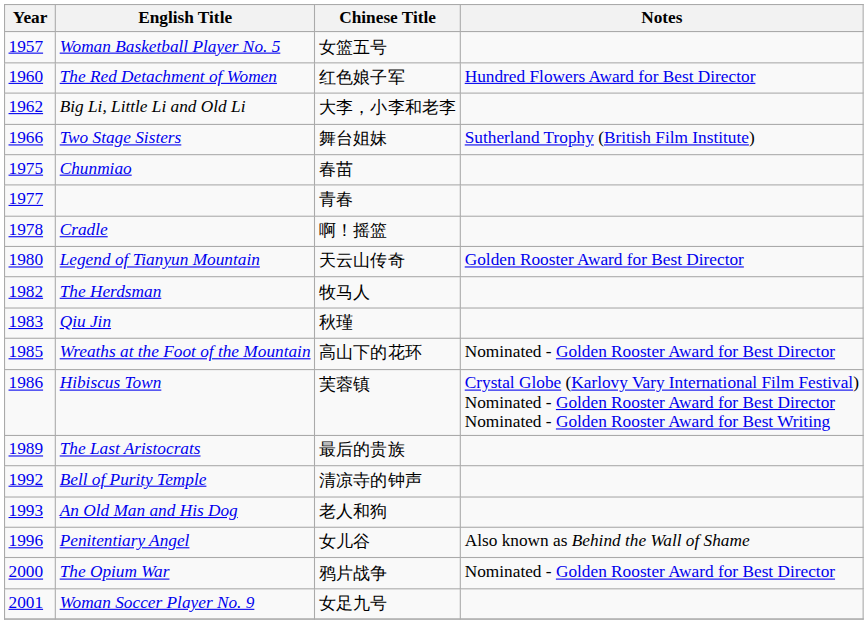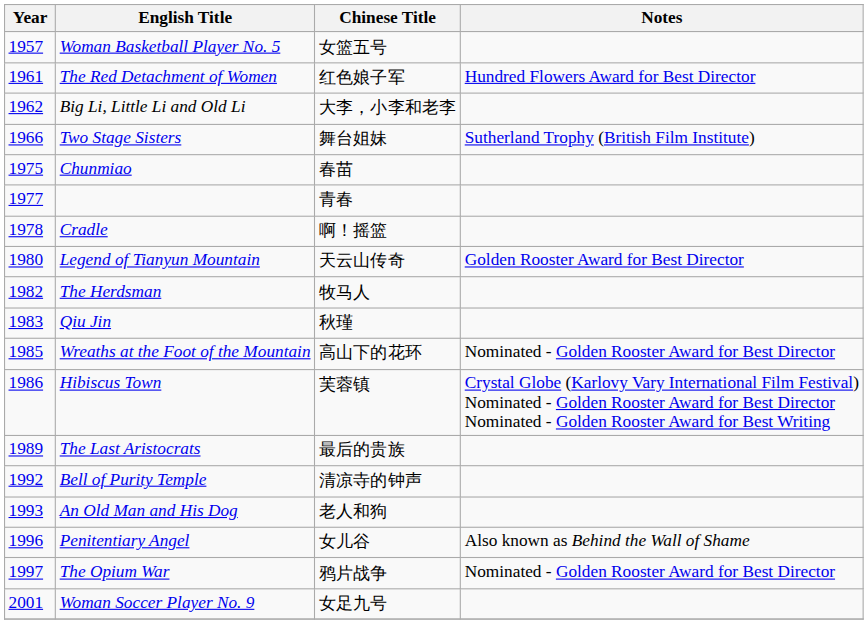(26, 76) 1960 -> (26, 76) 1961
(26, 571) 2000 -> (26, 571) 1997
